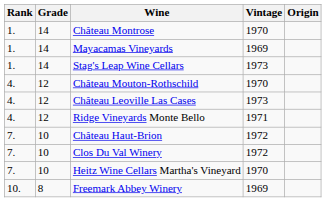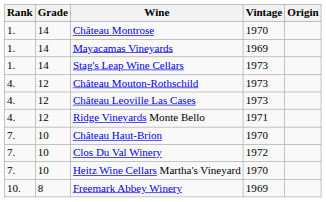(257, 83) 1970 -> (257, 83) 1973
(257, 135) 1972 -> (257, 135) 1970
